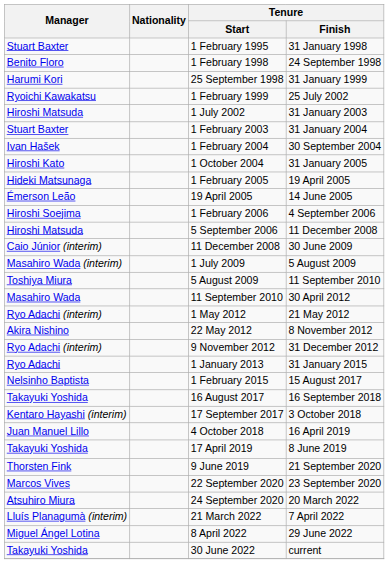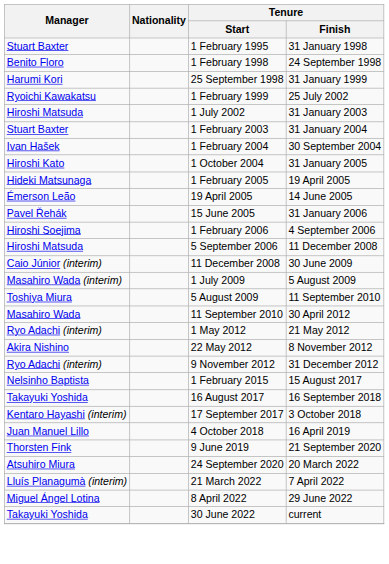+ row: (223, 213)
- row: (227, 364)
- row: (222, 449)
- row: (237, 483)
